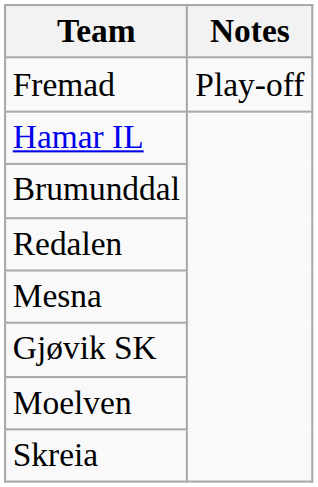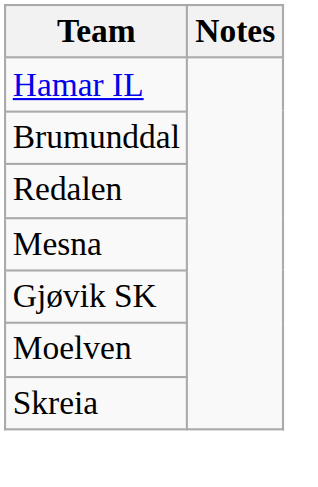- row: (64, 84)
